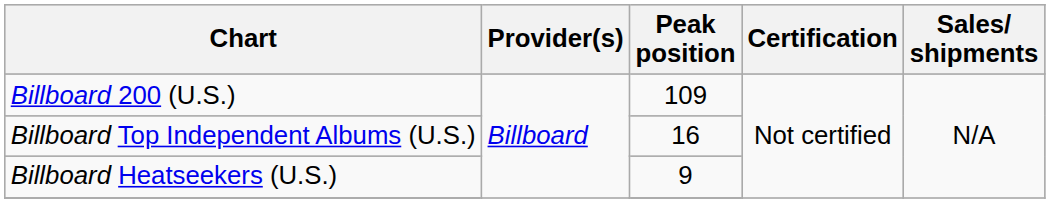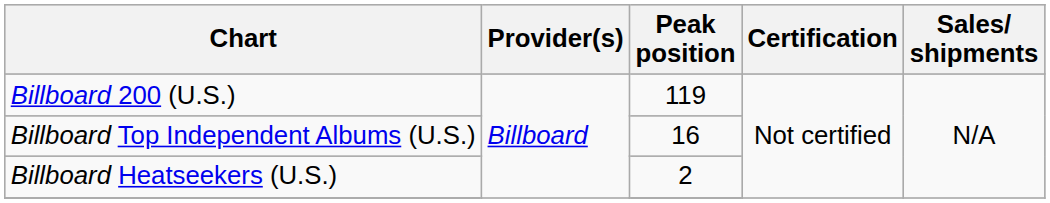(685, 94) 109 -> (685, 94) 119
(686, 176) 9 -> (686, 176) 2
